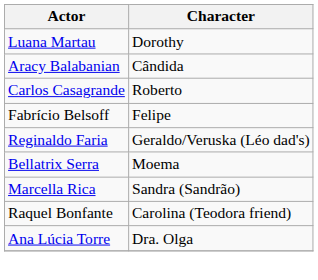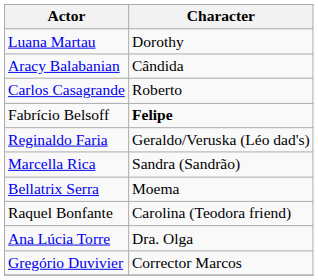(151, 115) normal -> (152, 115) bold
rows swapped: (52, 189) <-> (54, 164)
+ row: (66, 262)
